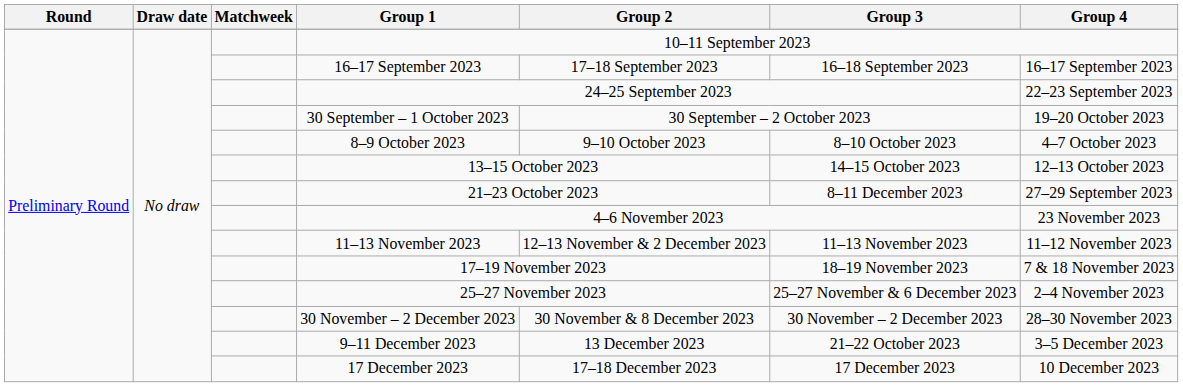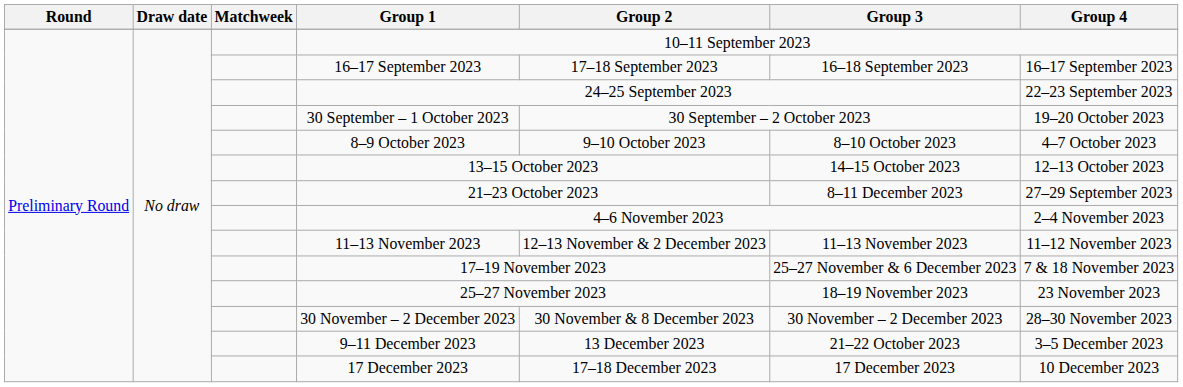(1099, 218) 23 November 2023 -> (1099, 218) 2–4 November 2023
(895, 268) 18–19 November 2023 -> (895, 268) 25–27 November & 6 December 2023
(895, 293) 25–27 November & 6 December 2023 -> (895, 293) 18–19 November 2023
(1099, 293) 2–4 November 2023 -> (1099, 293) 23 November 2023
